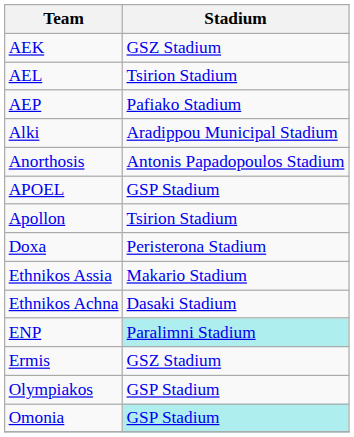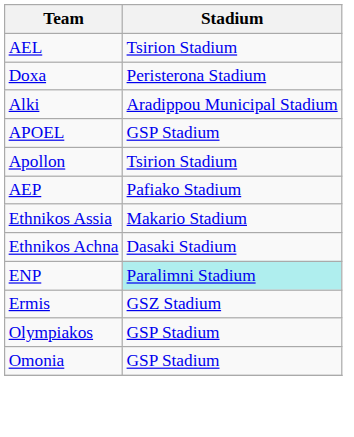- row: (26, 47)
rows swapped: (25, 104) <-> (27, 247)
- row: (47, 161)
(173, 418) paleturquoise background -> (173, 361) no background
